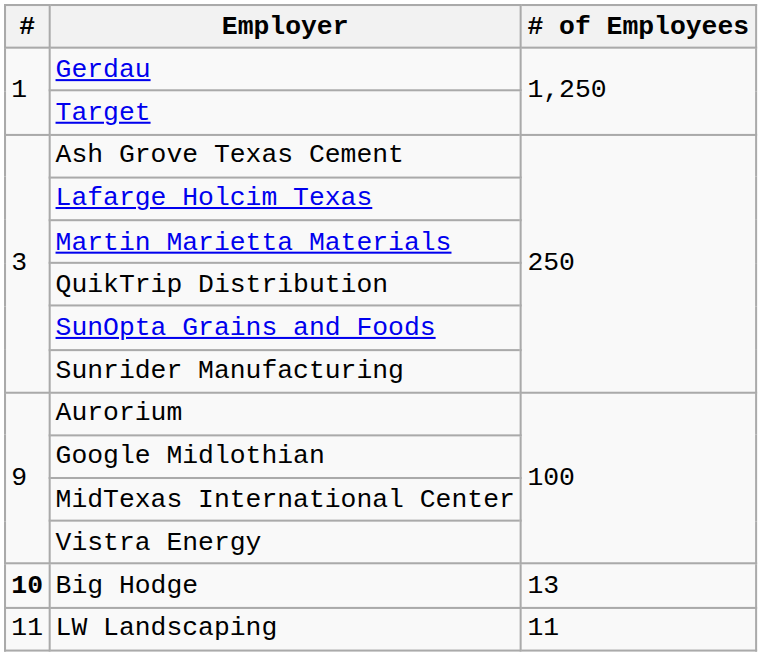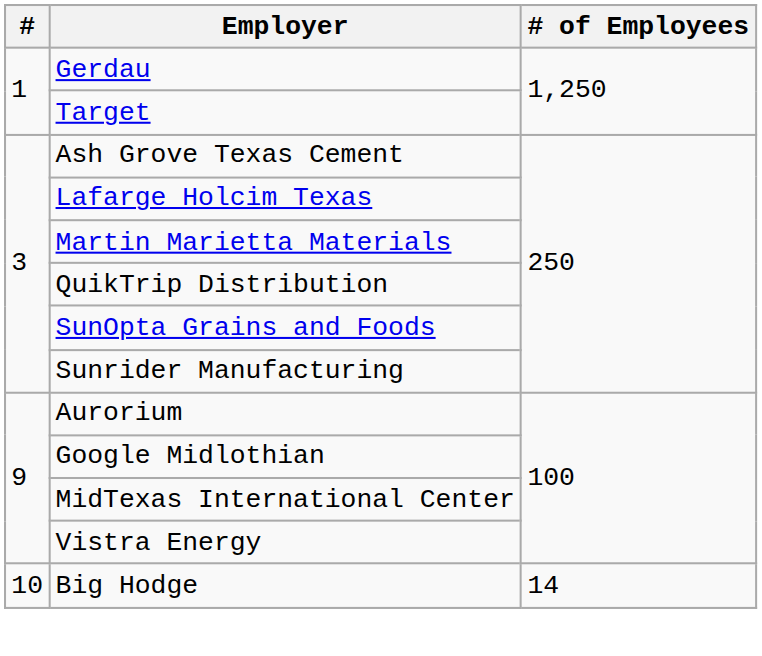(27, 586) bold -> (27, 586) normal
(543, 586) 13 -> (543, 586) 14
- row: (166, 629)
